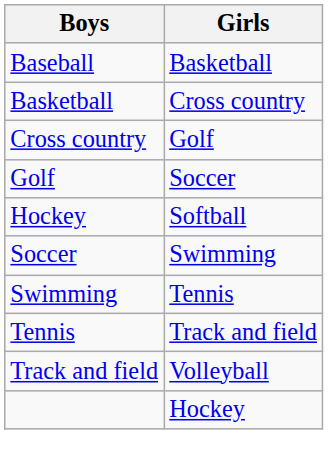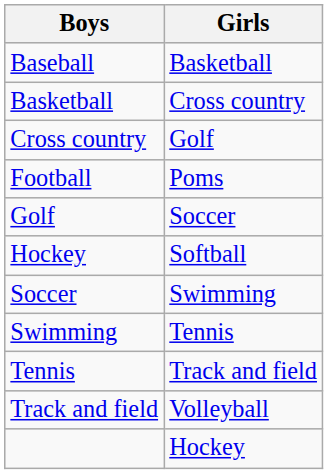+ row: (51, 178)
